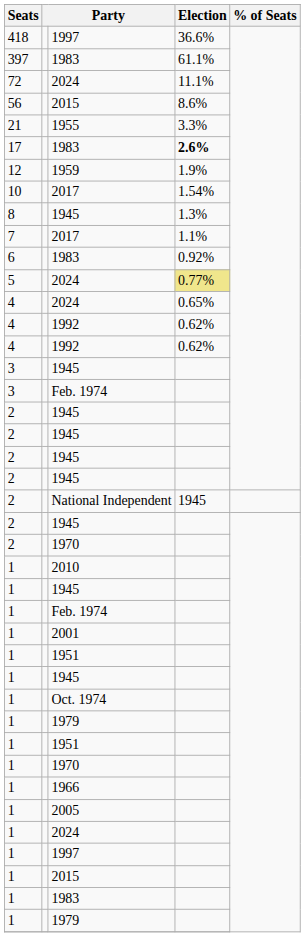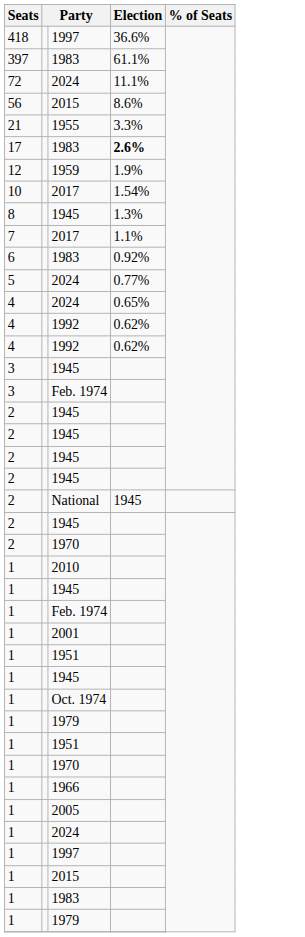(196, 280) khaki background -> (131, 280) no background
+ row: (11, 501)
- row: (11, 501)
